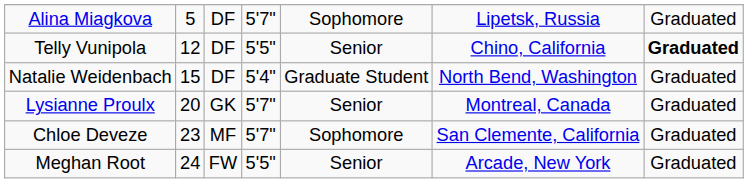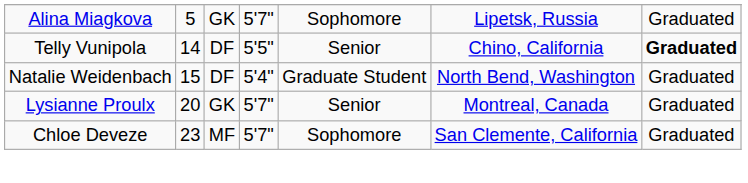(223, 18) DF -> (222, 18) GK
(190, 47) 12 -> (190, 47) 14
- row: (90, 163)
